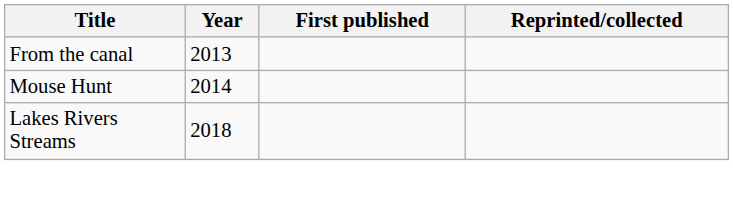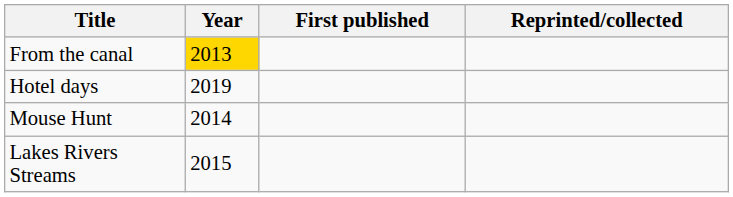(211, 53) no background -> (211, 53) gold background
+ row: (54, 86)
(211, 130) 2018 -> (211, 163) 2015
